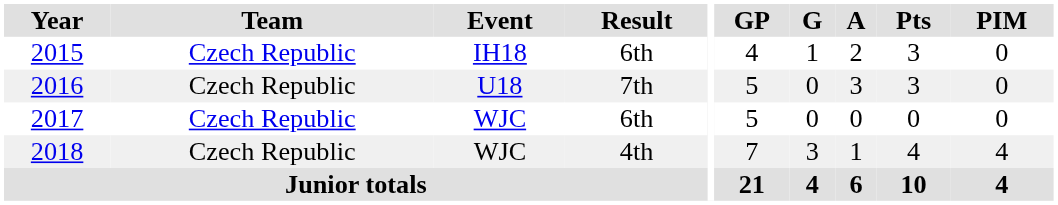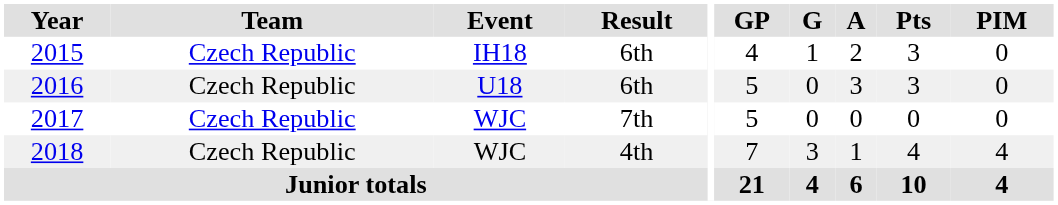(637, 85) 7th -> (637, 85) 6th
(637, 118) 6th -> (637, 118) 7th
